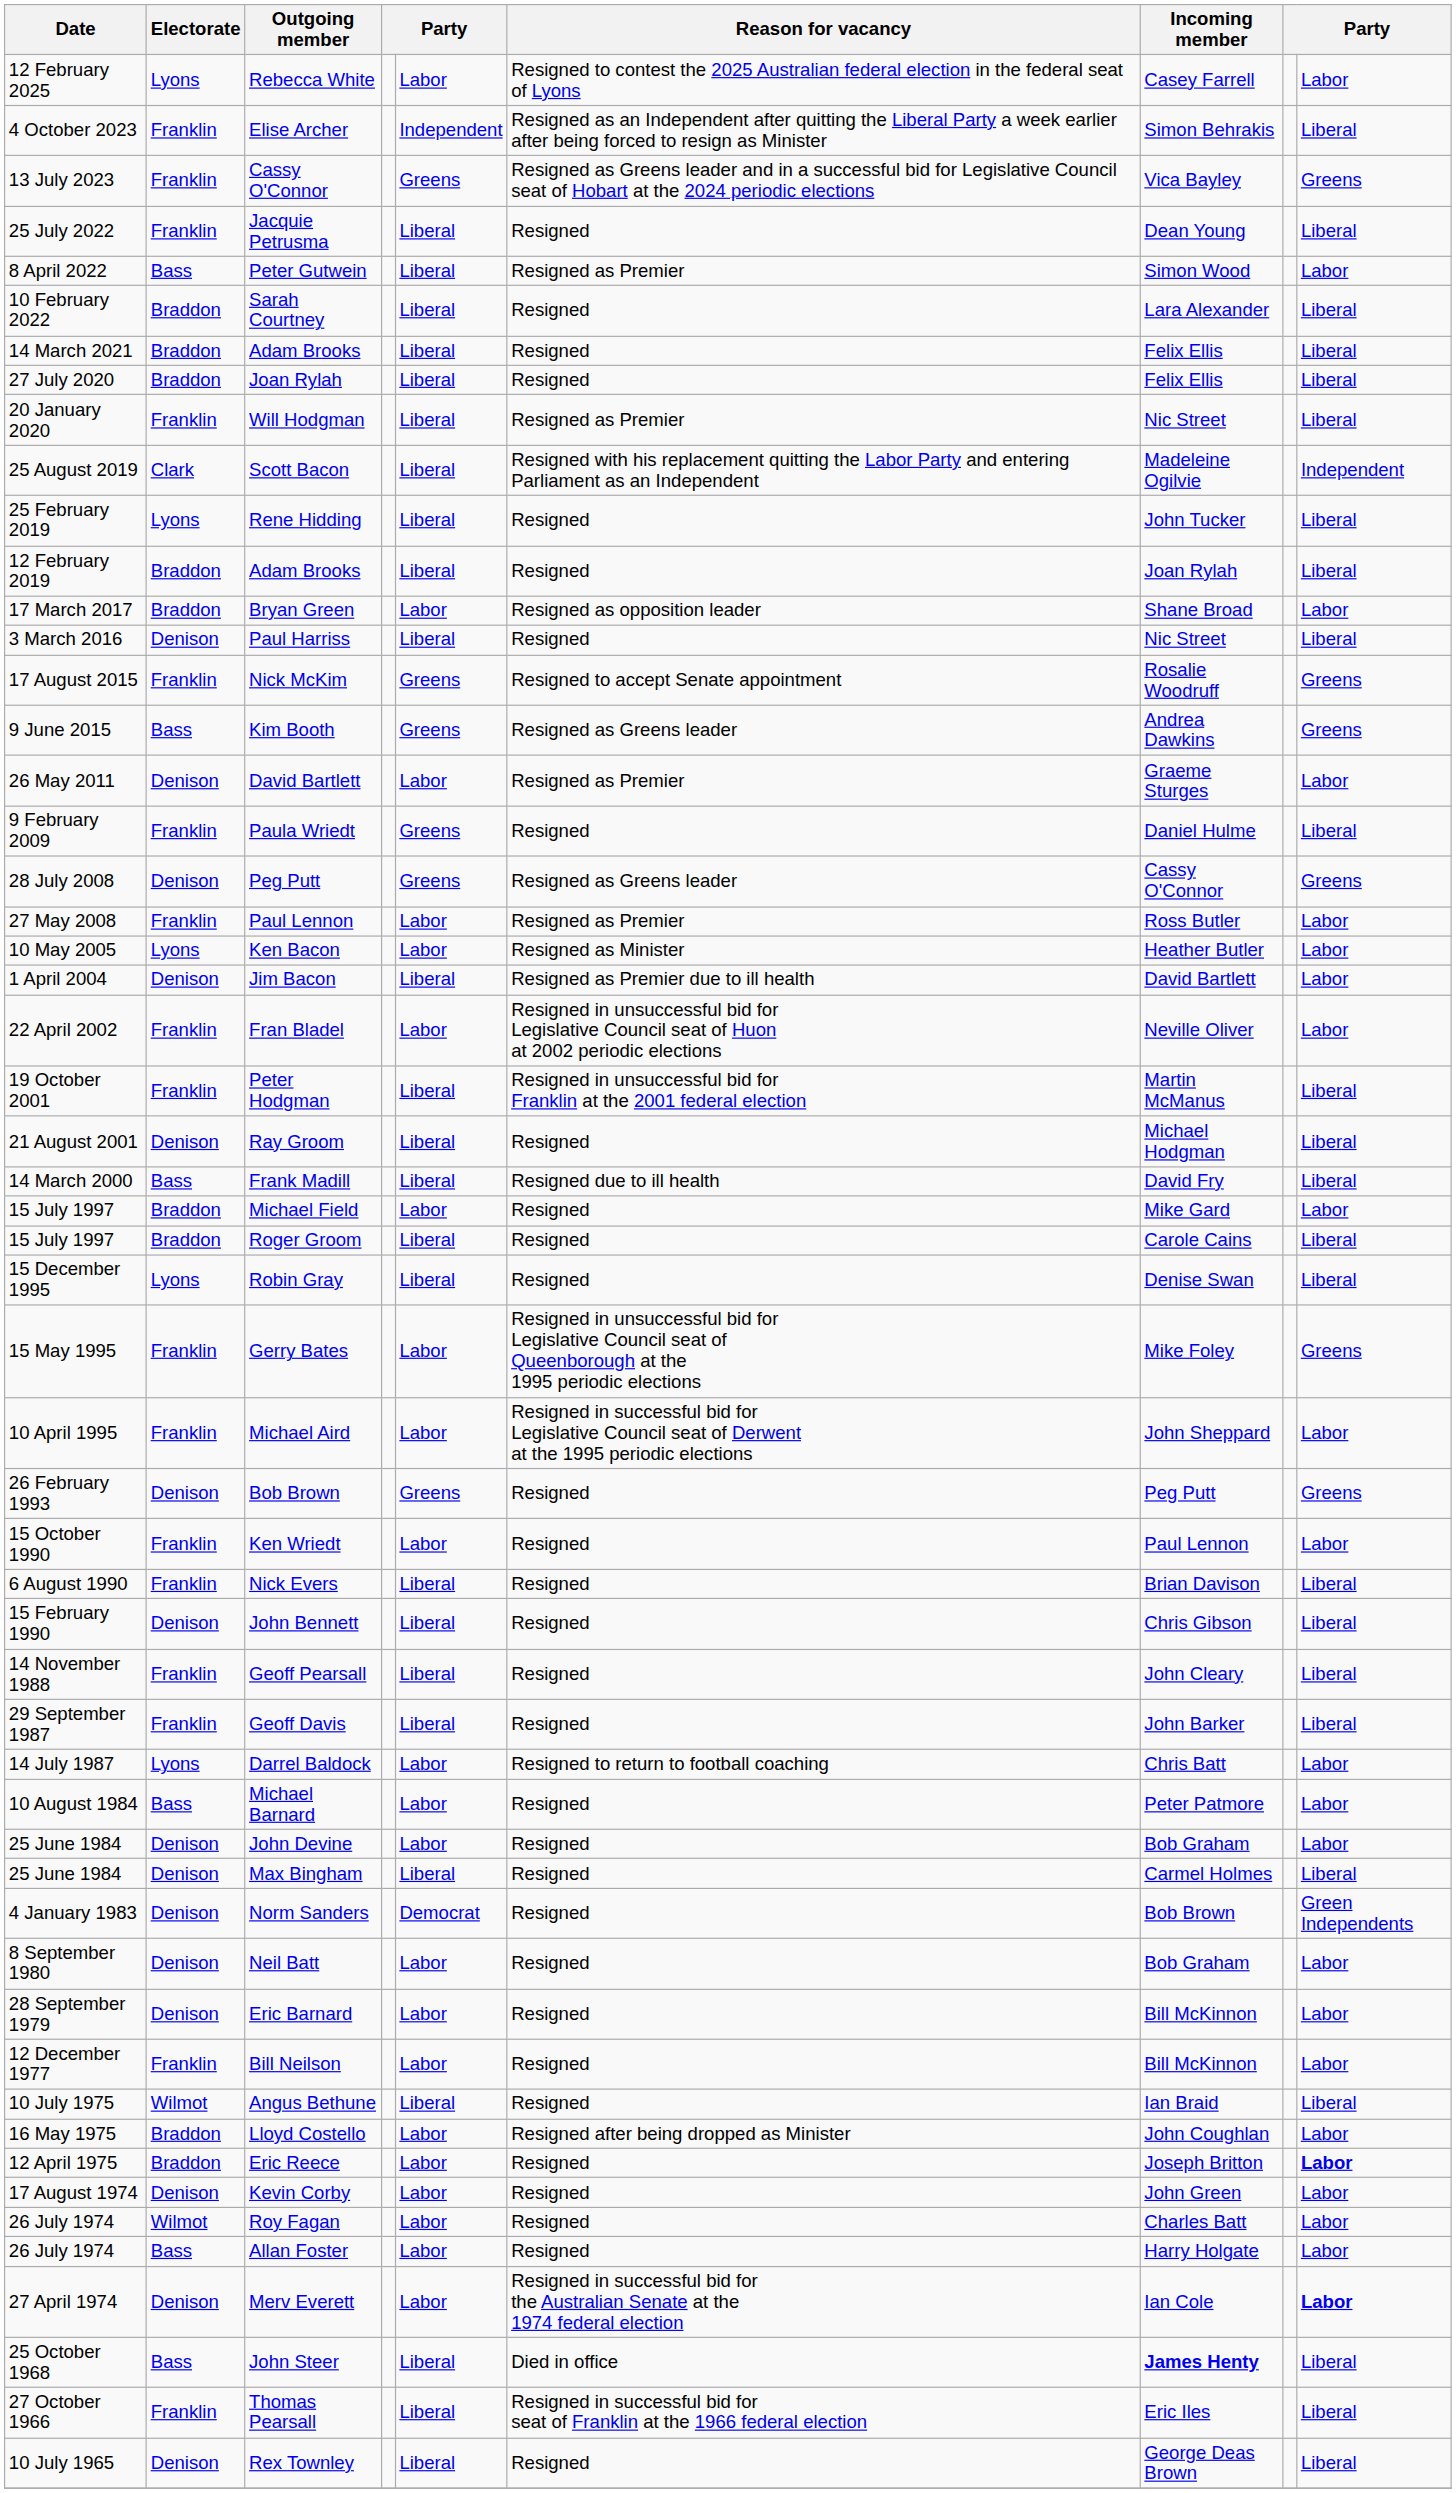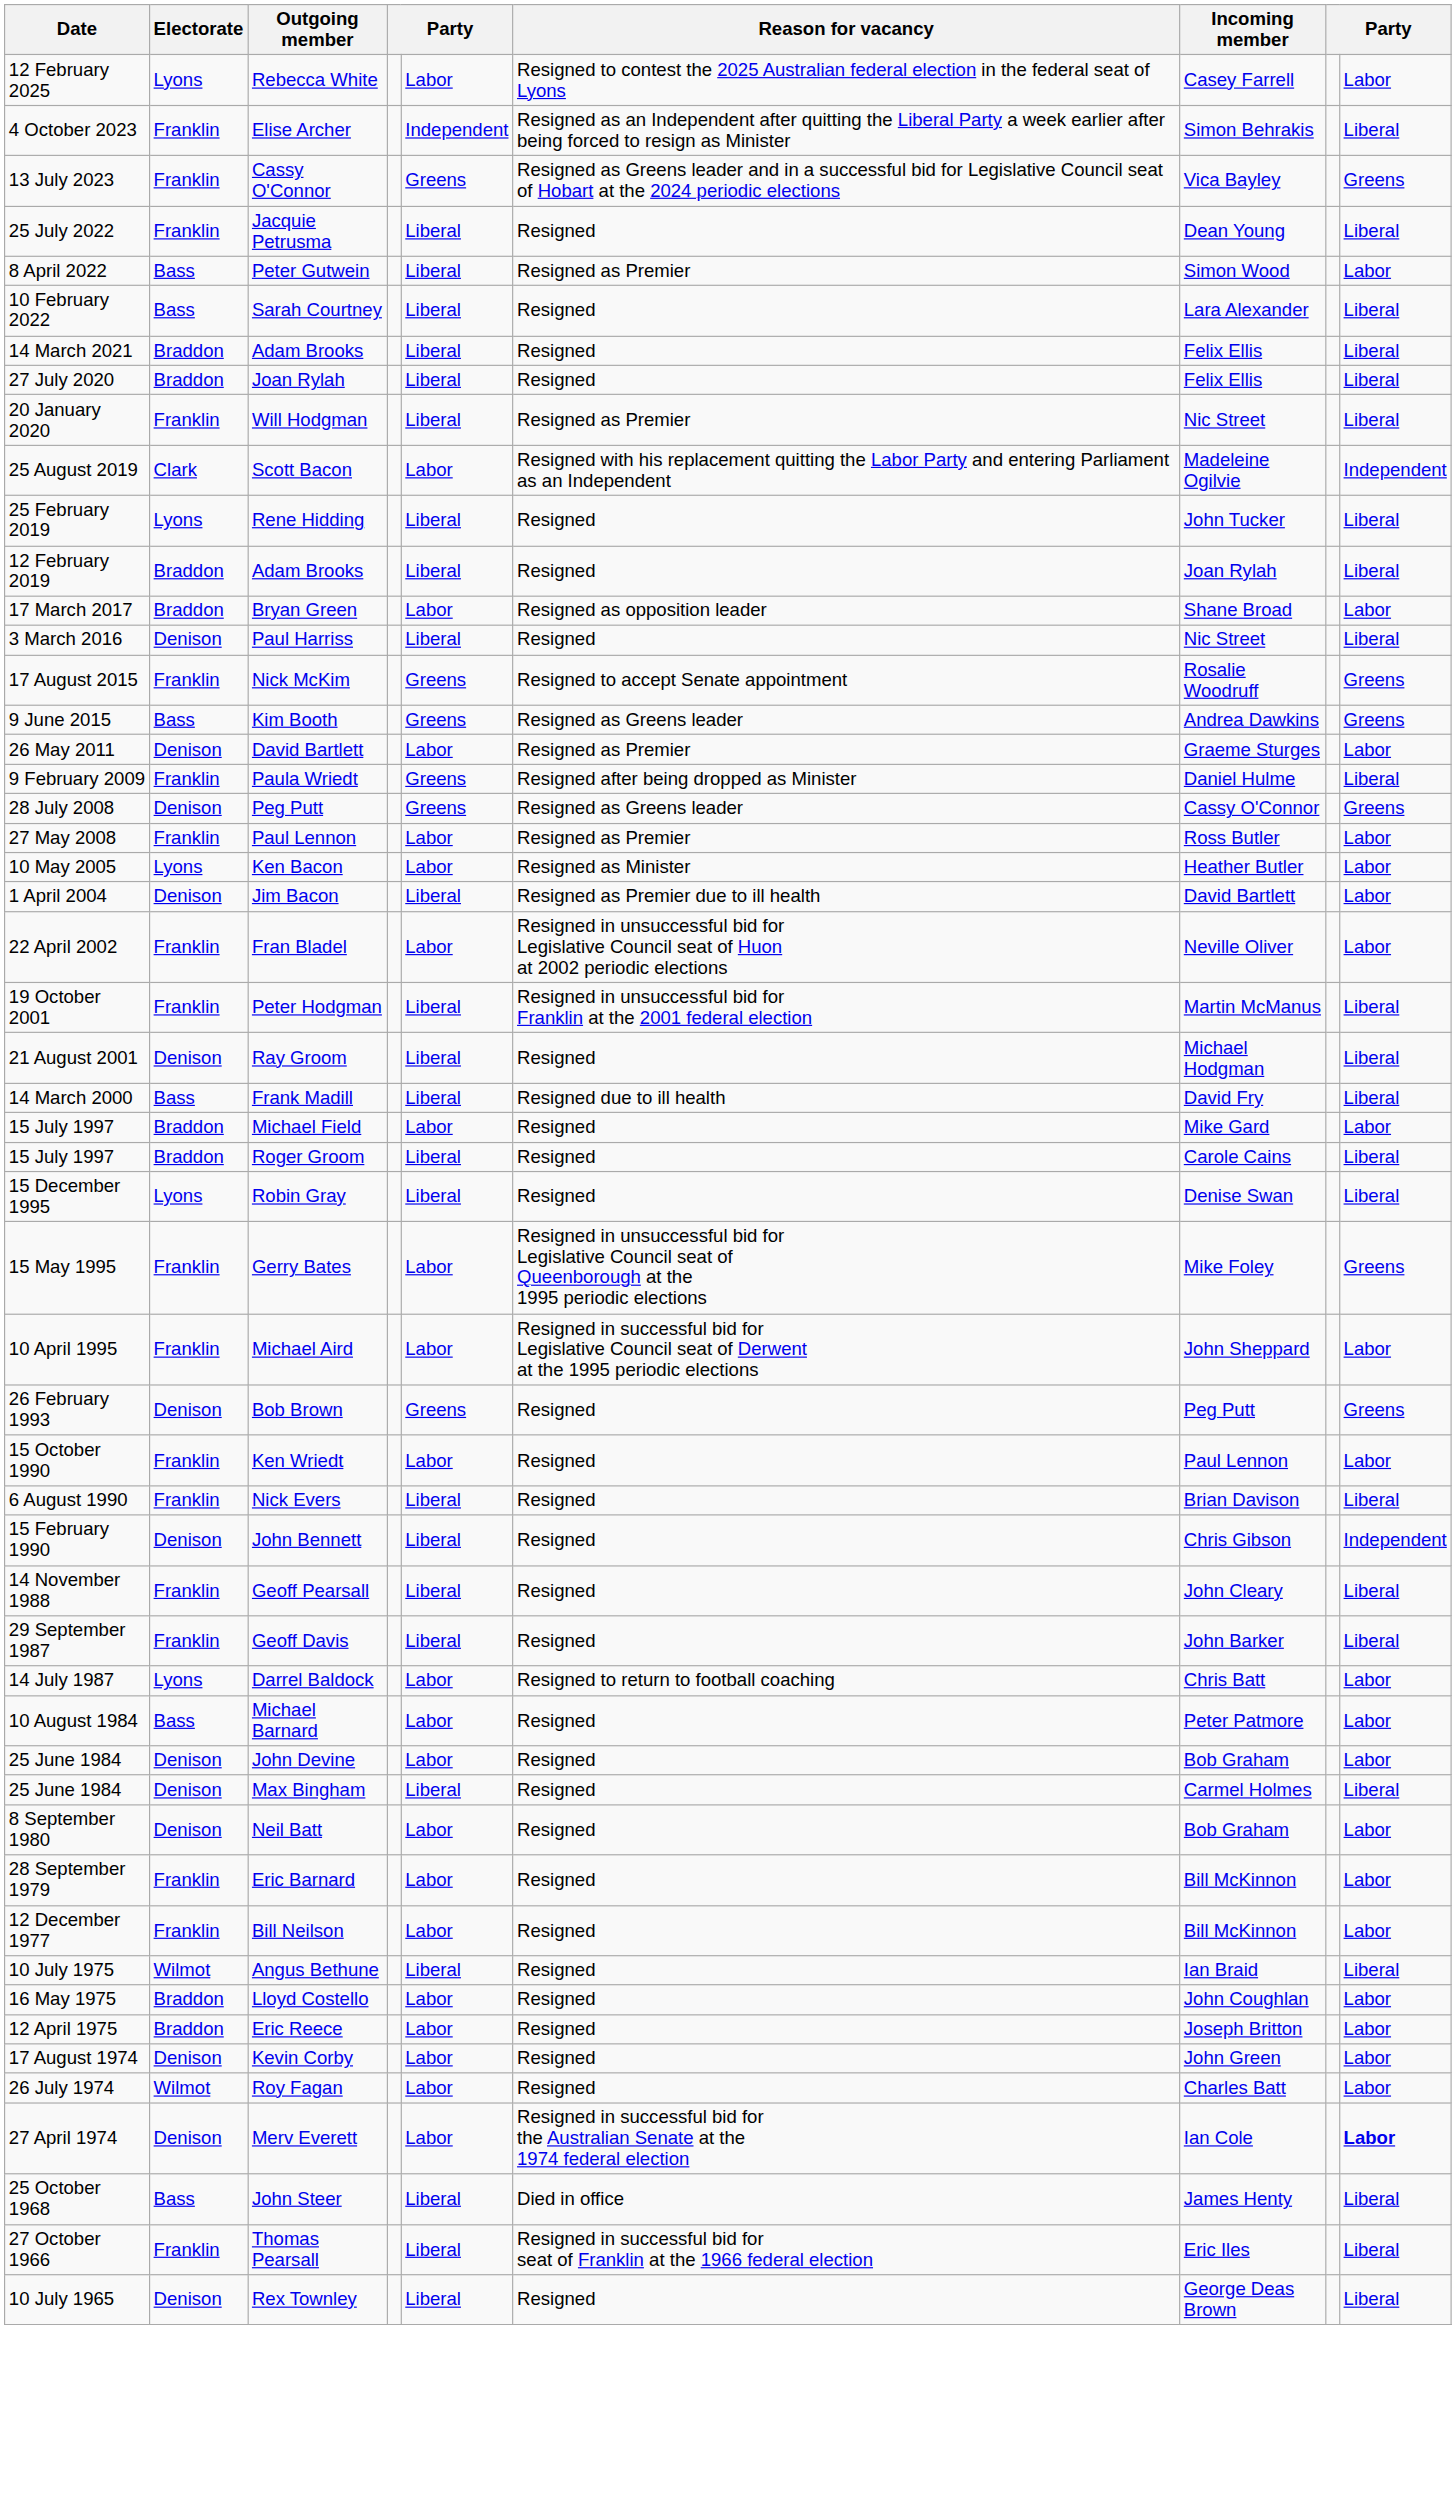(186, 310) Braddon -> (174, 310) Bass
(427, 470) Liberal -> (429, 470) Labor
(550, 830) Resigned -> (687, 778) Resigned after being dropped as Minister
(1329, 1623) Liberal -> (1395, 1540) Independent
- row: (73, 1913)
(185, 2013) Denison -> (187, 1880) Franklin
(681, 2133) Resigned after being dropped as Minister -> (556, 1999) Resigned
(1327, 2162) bold -> (1367, 2029) normal
- row: (61, 2251)
(1202, 2362) bold -> (1238, 2199) normal
